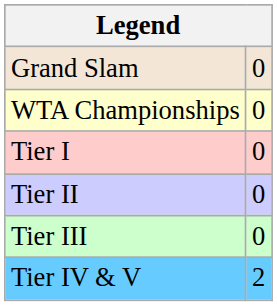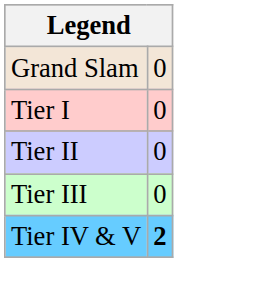- row: (125, 109)
(259, 278) normal -> (160, 236) bold
